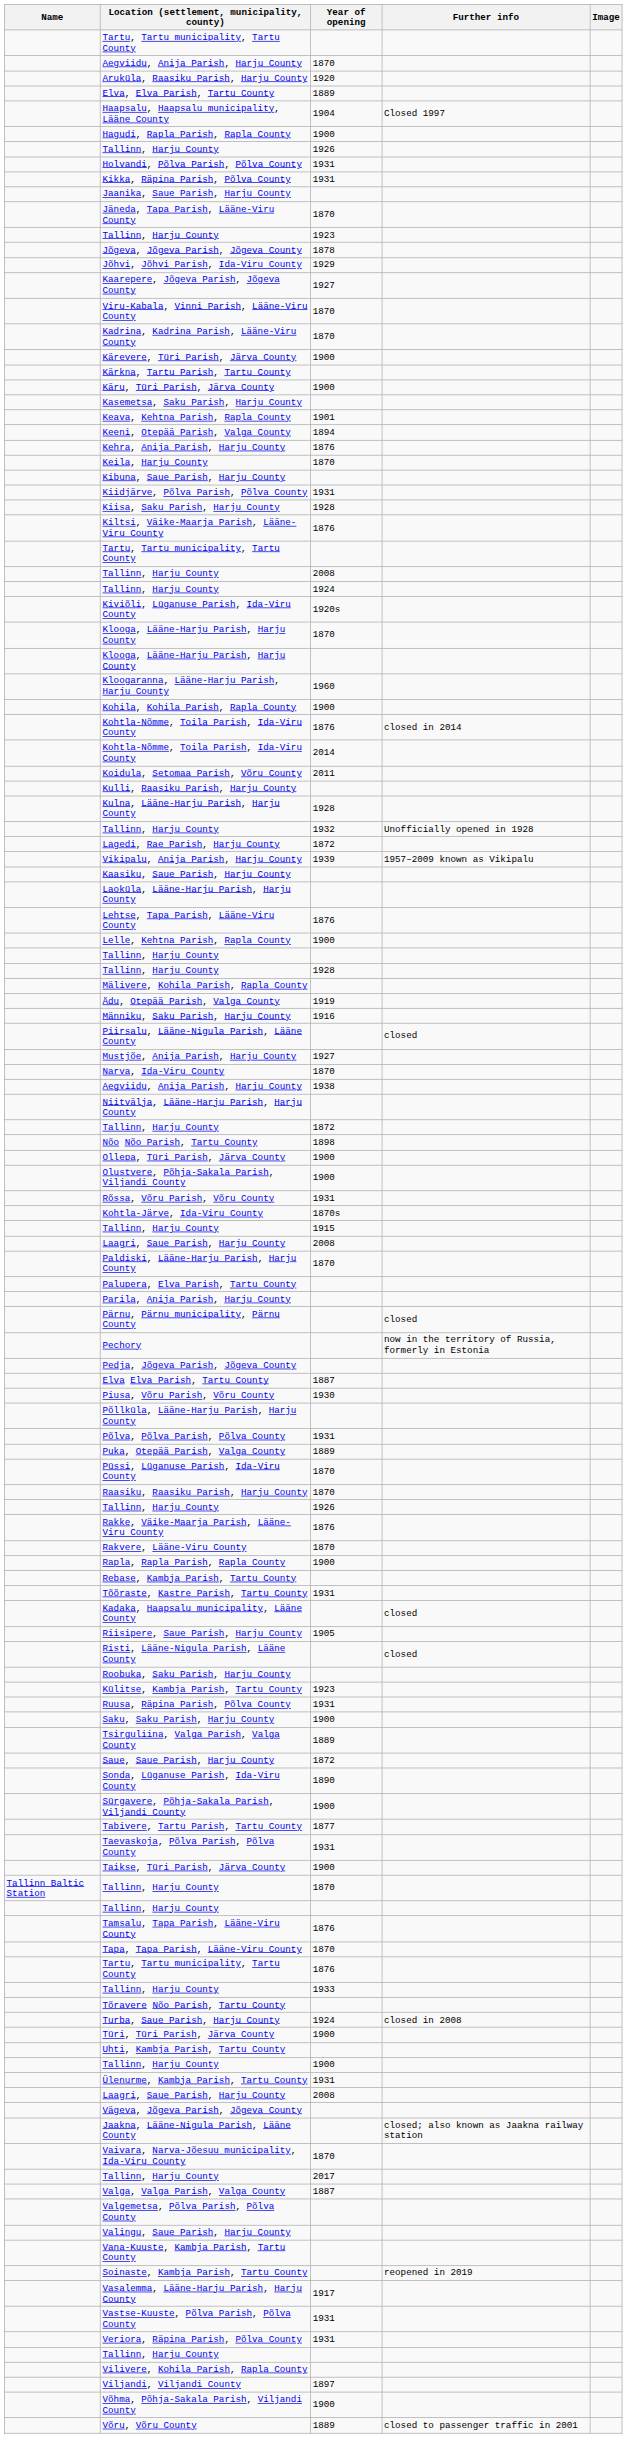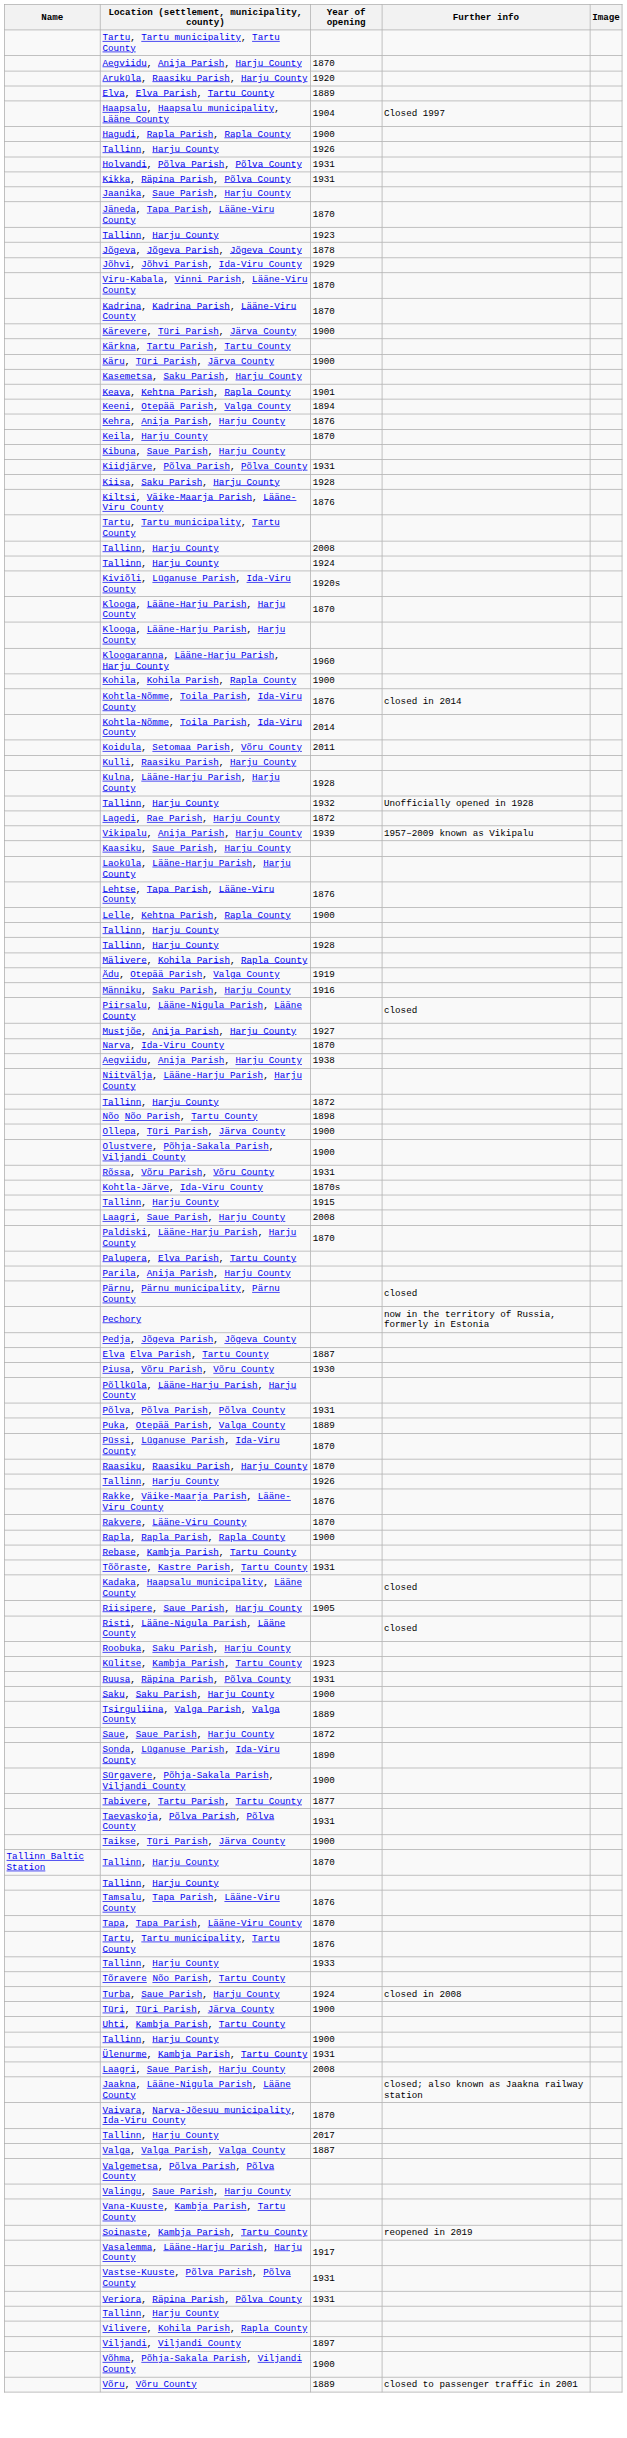- row: (191, 285)
- row: (202, 2110)
